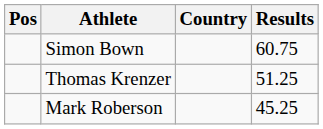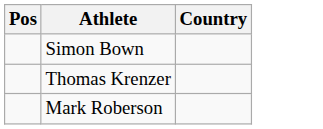- column: (285, 19)
